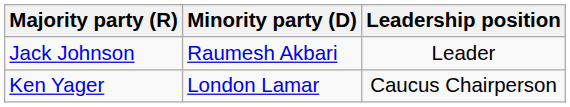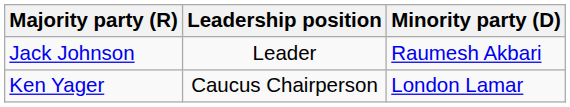columns swapped: (463, 20) <-> (272, 20)
